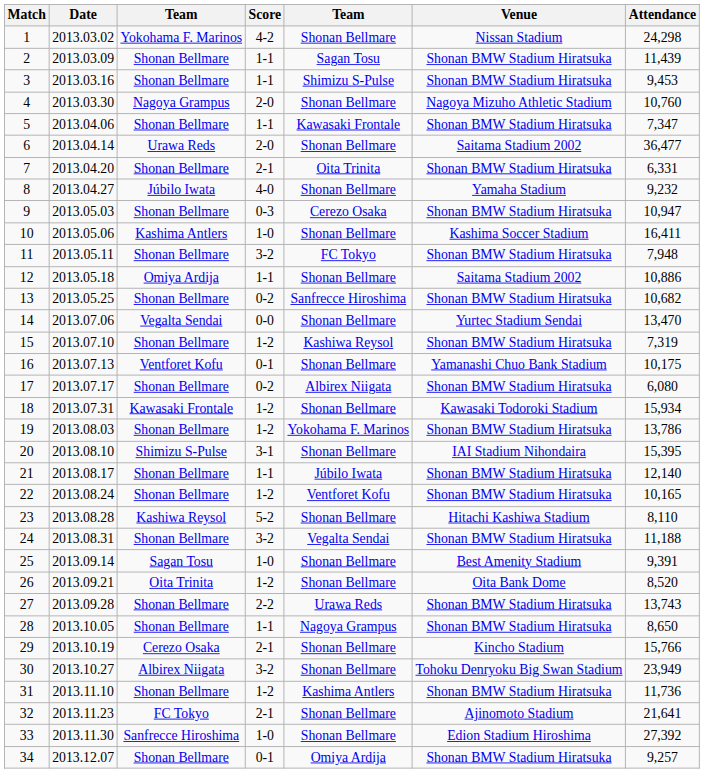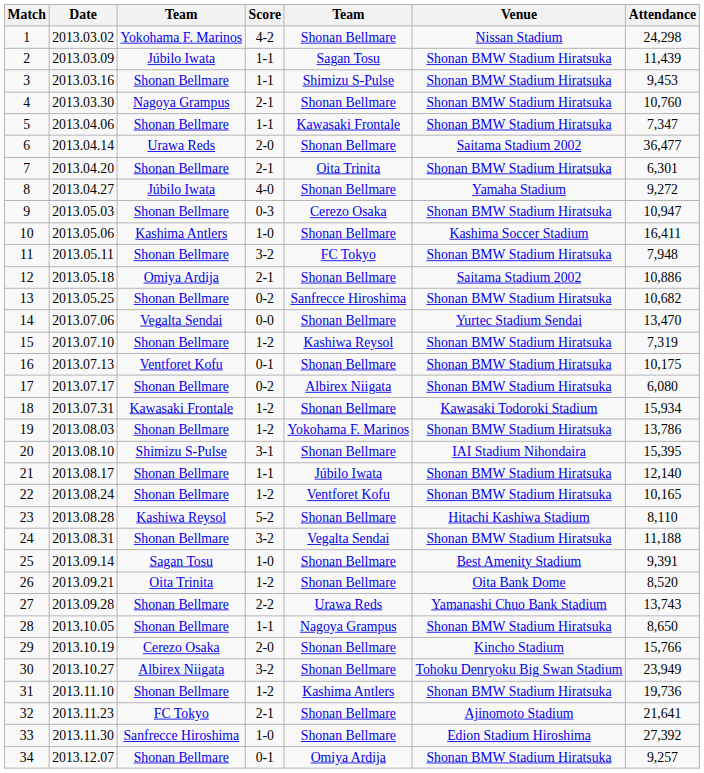(181, 59) Shonan Bellmare -> (181, 59) Júbilo Iwata
(265, 102) 2-0 -> (265, 102) 2-1
(519, 102) Nagoya Mizuho Athletic Stadium -> (519, 102) Shonan BMW Stadium Hiratsuka
(662, 168) 6,331 -> (662, 168) 6,301
(662, 189) 9,232 -> (662, 189) 9,272
(265, 277) 1-1 -> (265, 277) 2-1
(519, 364) Yamanashi Chuo Bank Stadium -> (519, 364) Shonan BMW Stadium Hiratsuka
(519, 604) Shonan BMW Stadium Hiratsuka -> (519, 604) Yamanashi Chuo Bank Stadium
(265, 648) 2-1 -> (265, 648) 2-0
(662, 691) 11,736 -> (662, 691) 19,736
